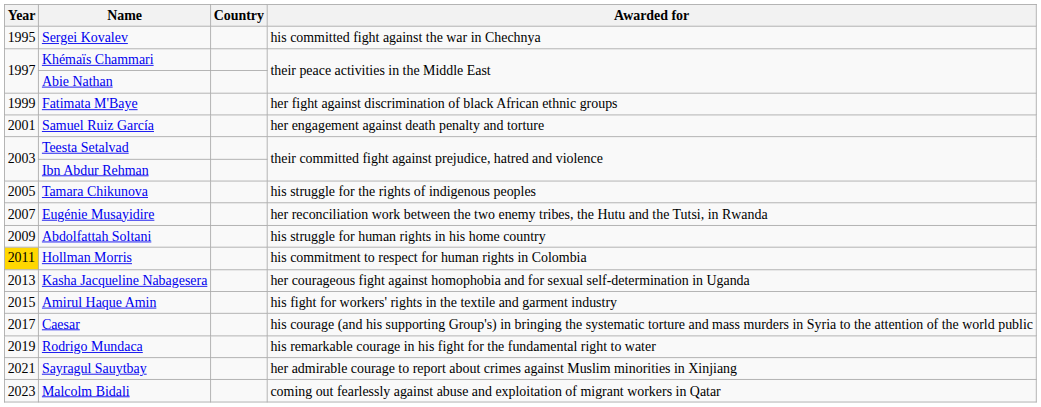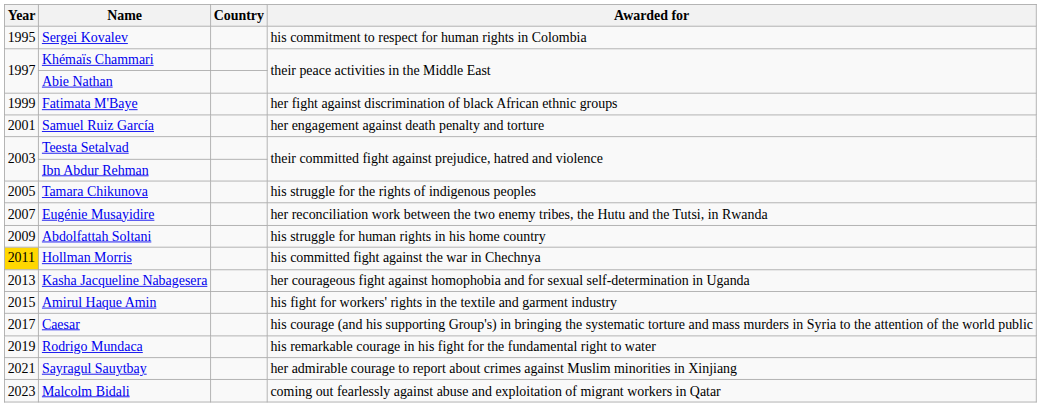(406, 37) his committed fight against the war in Chechnya -> (429, 37) his commitment to respect for human rights in Colombia
(429, 258) his commitment to respect for human rights in Colombia -> (406, 258) his committed fight against the war in Chechnya
